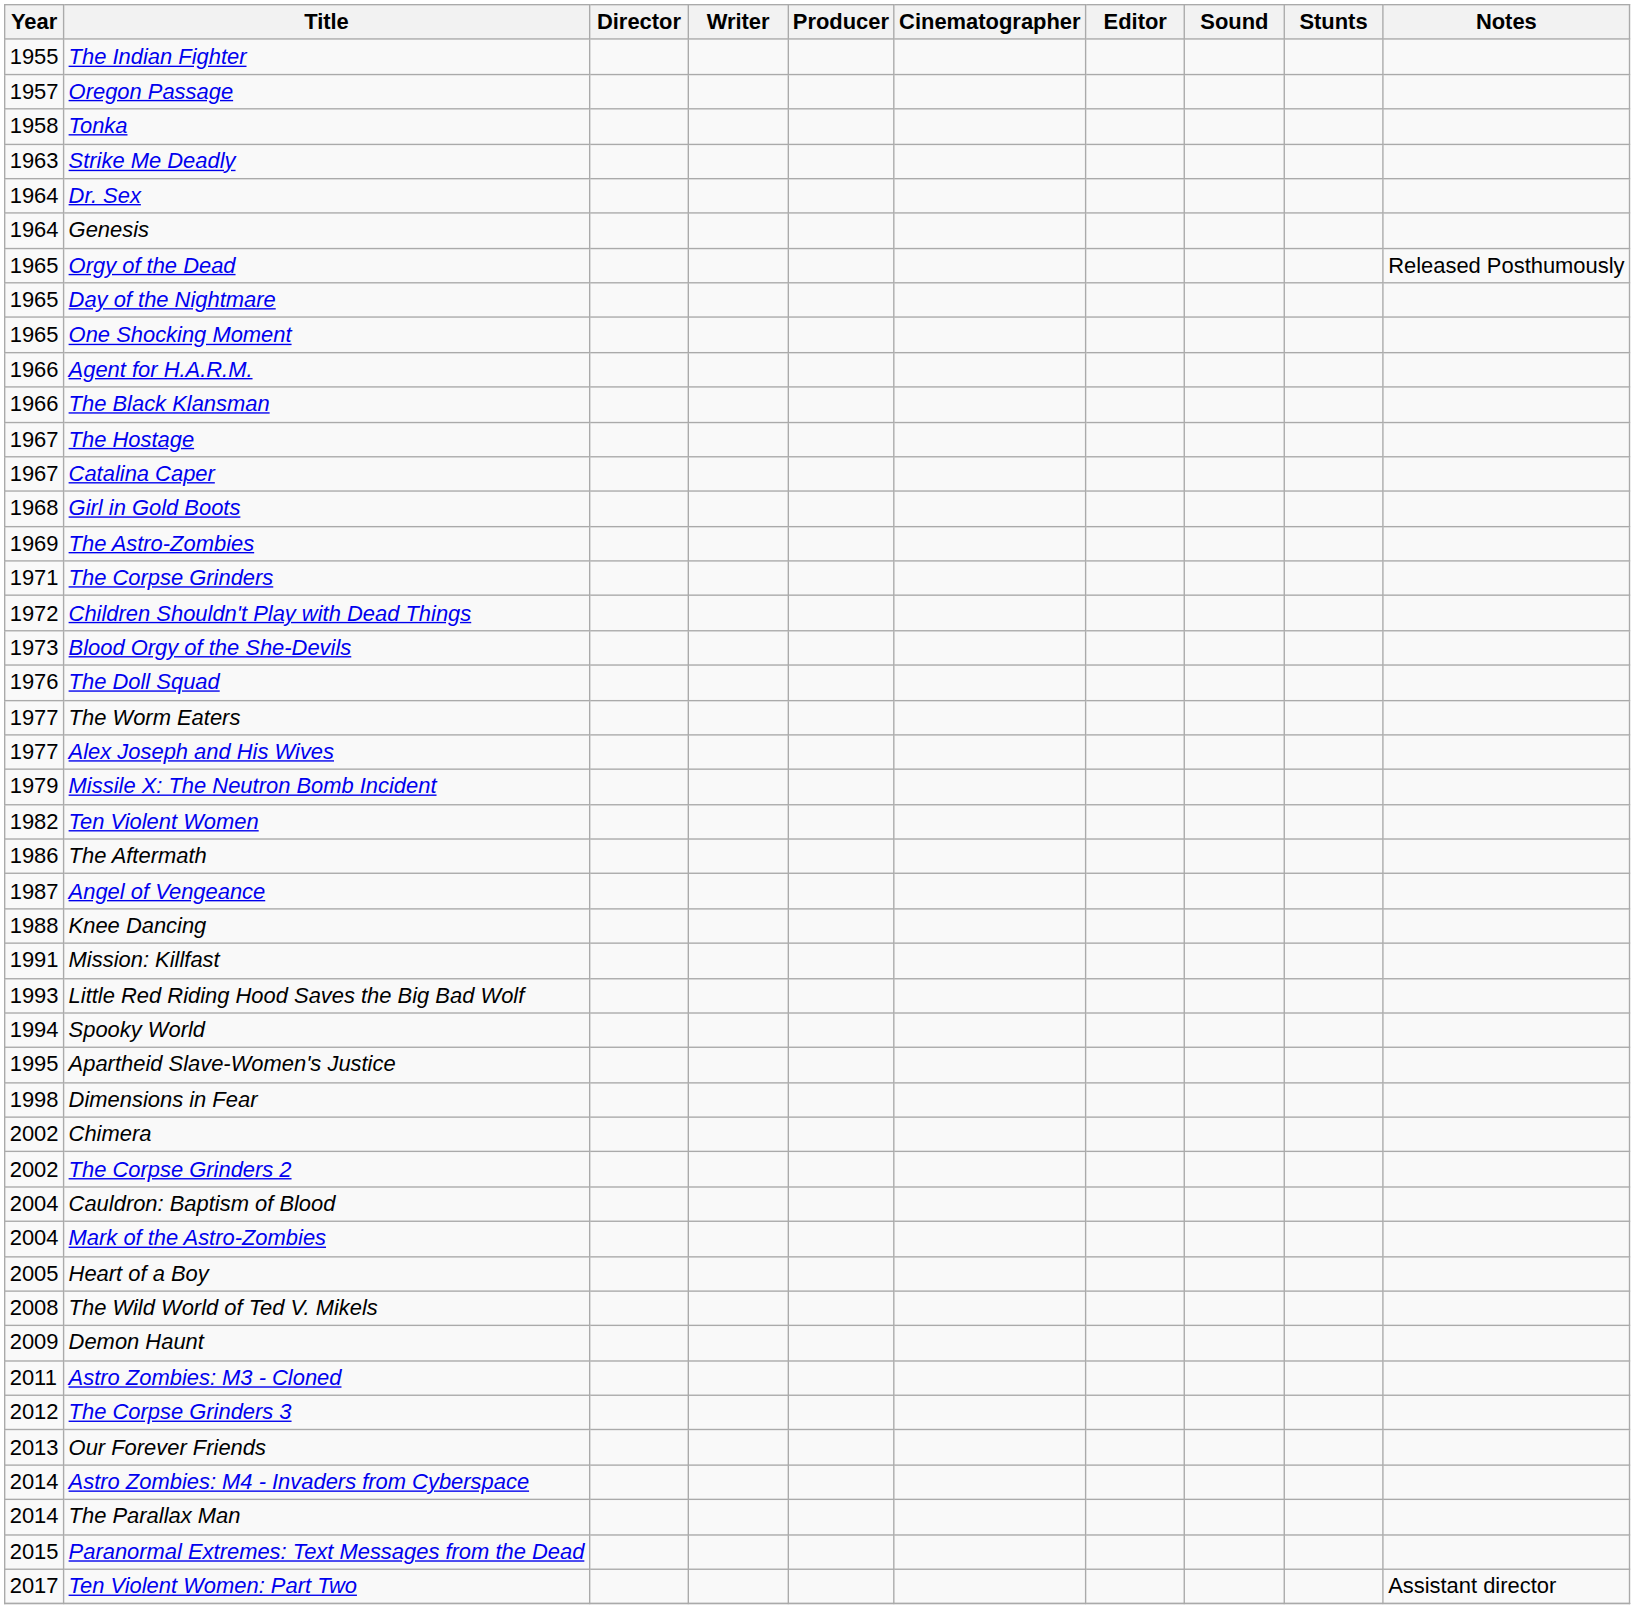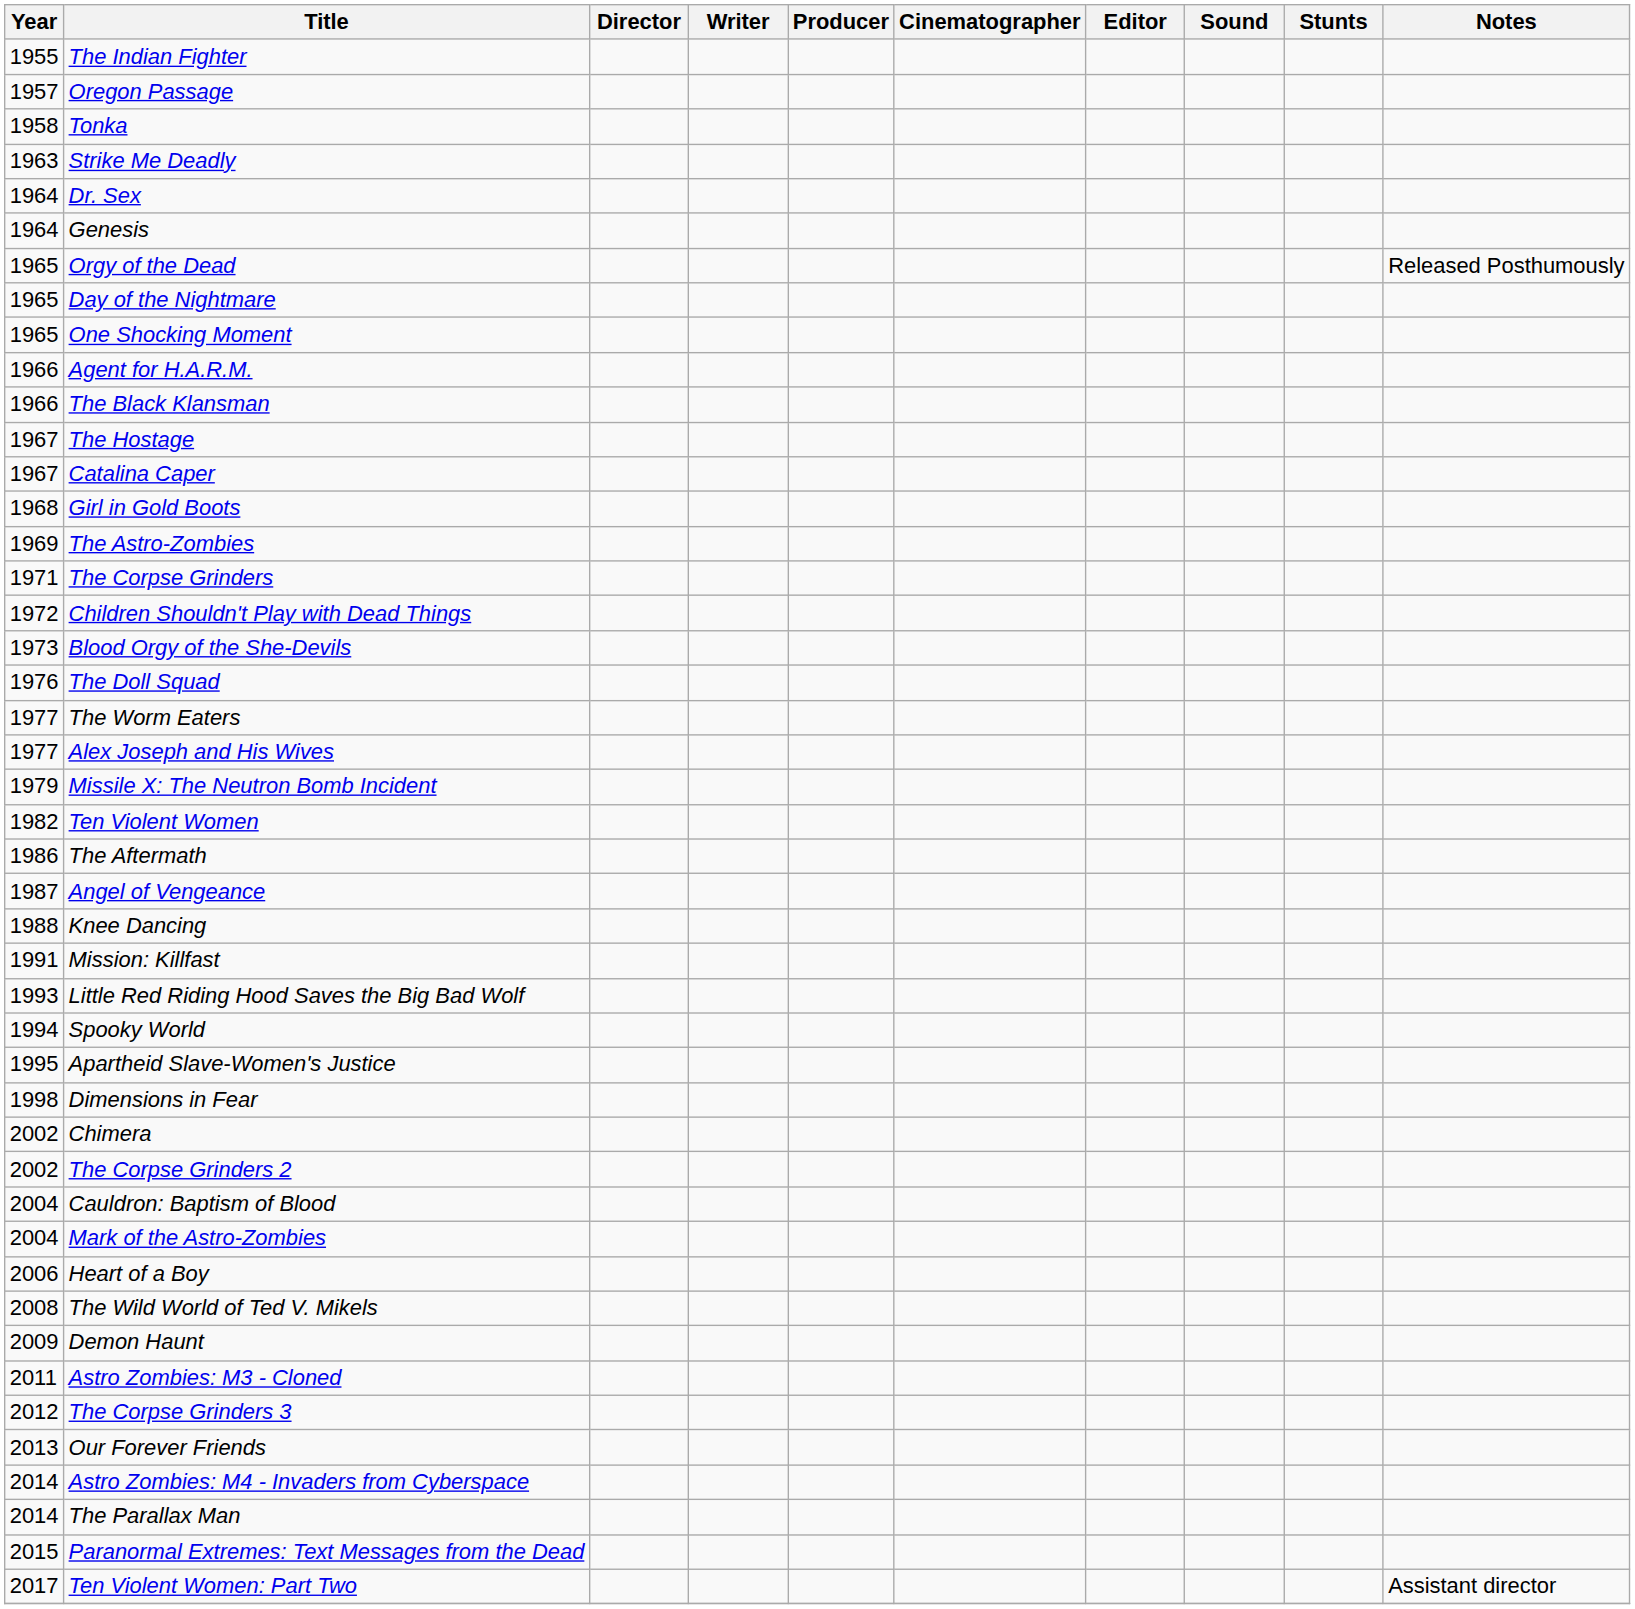(34, 1273) 2005 -> (34, 1273) 2006
